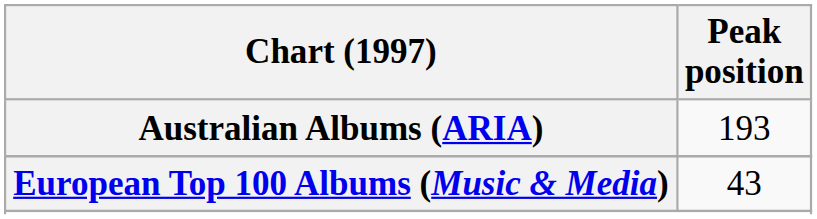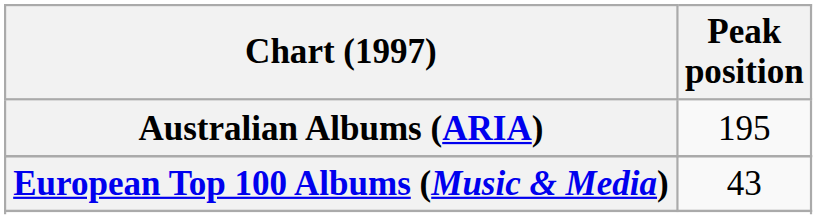(744, 127) 193 -> (744, 127) 195
